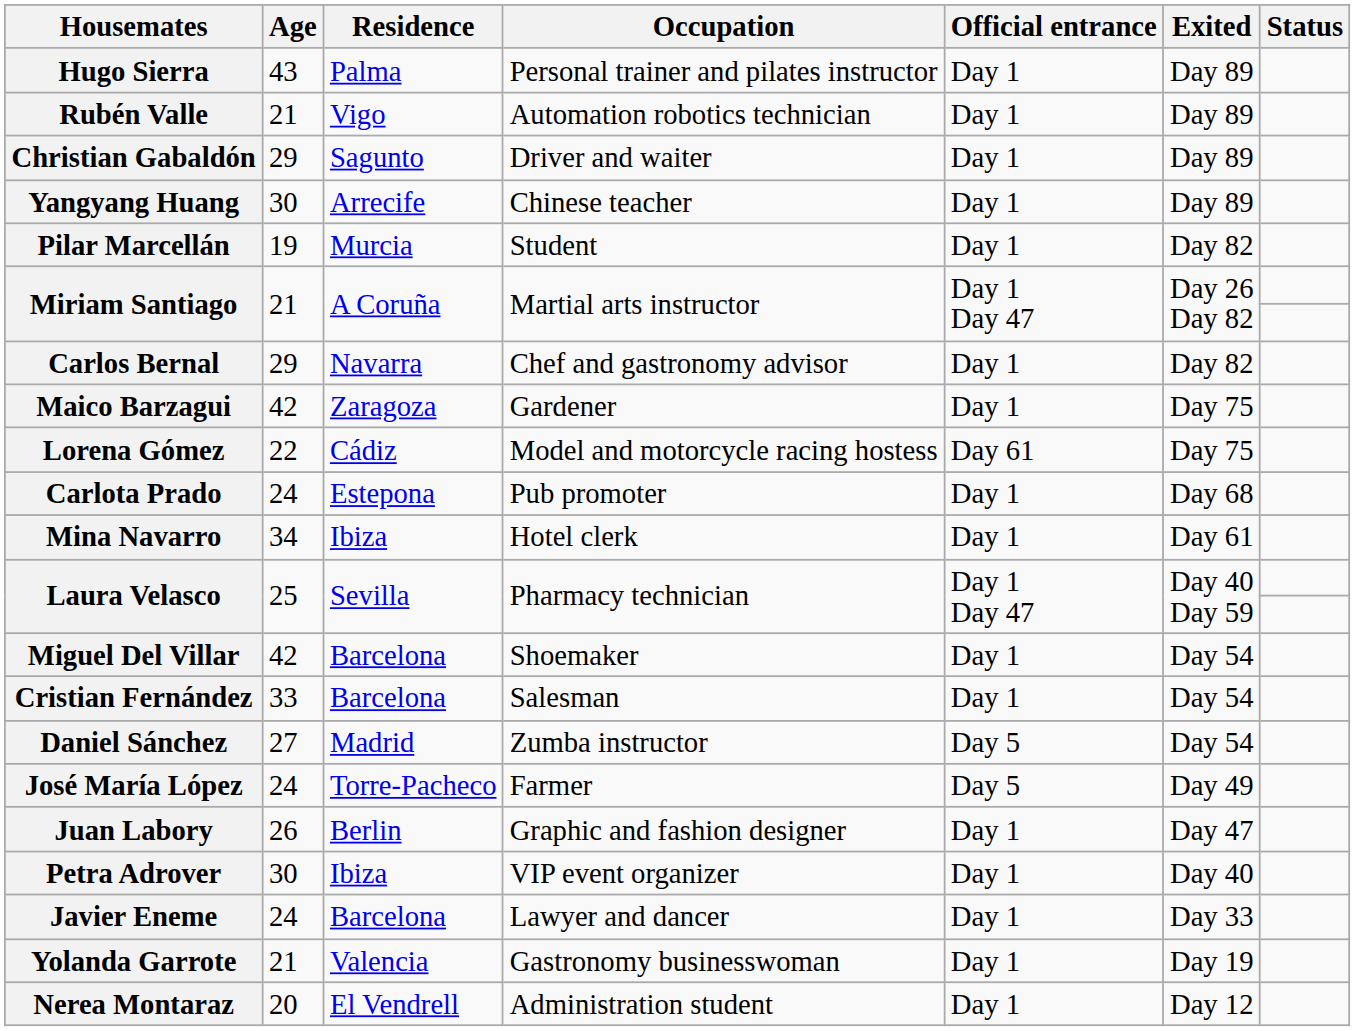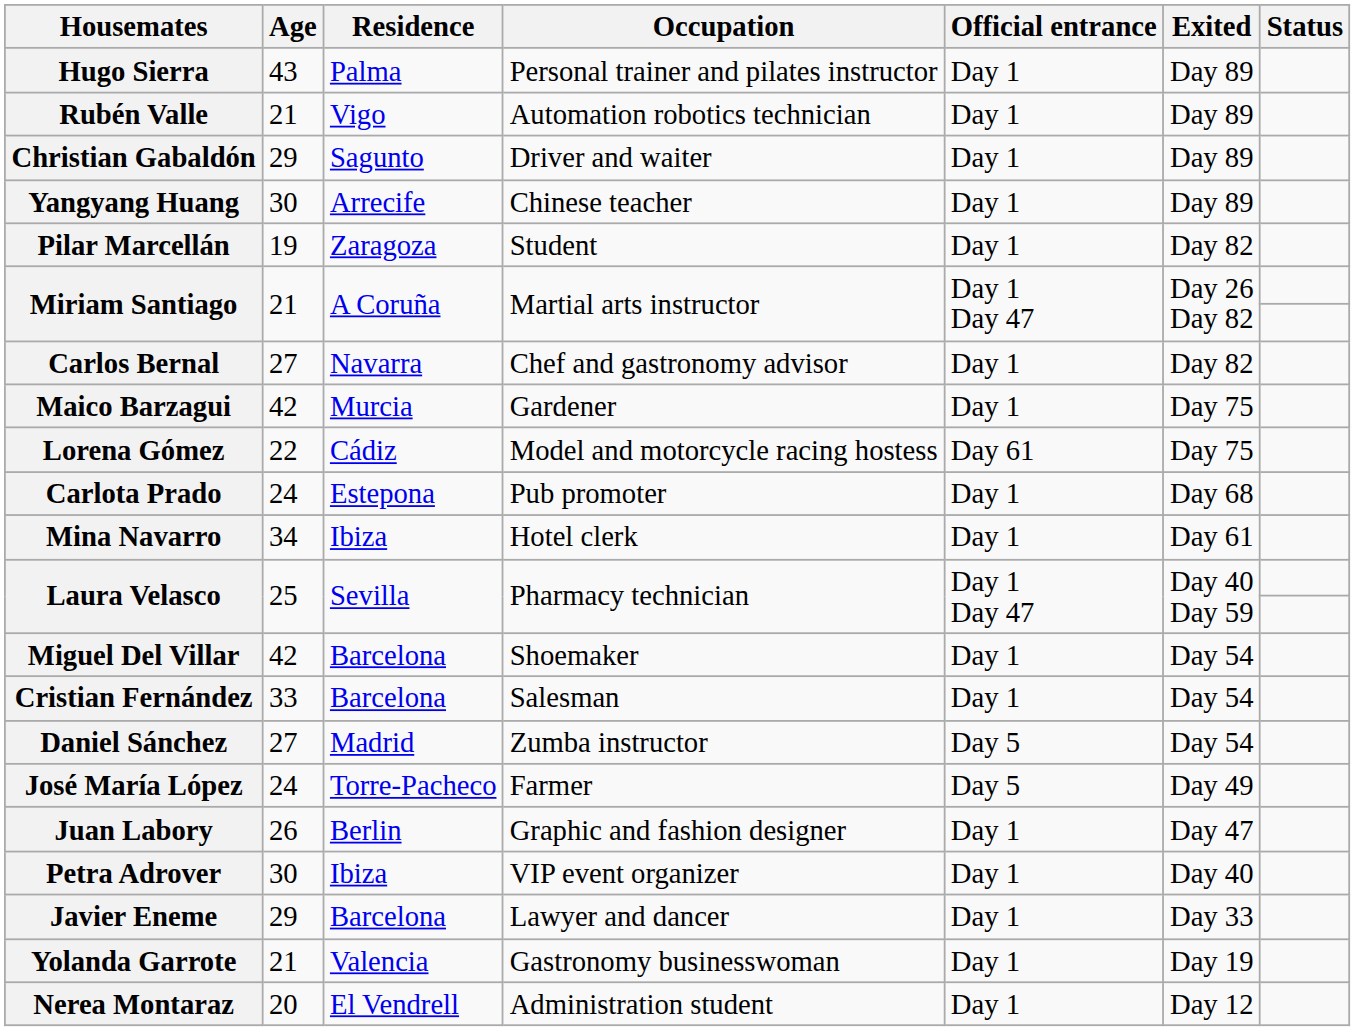(371, 245) Murcia -> (383, 245) Zaragoza
(283, 363) 29 -> (283, 363) 27
(383, 406) Zaragoza -> (371, 406) Murcia
(283, 917) 24 -> (283, 917) 29
